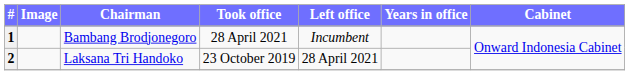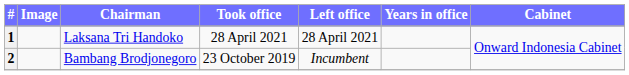(130, 37) Bambang Brodjonegoro -> (123, 37) Laksana Tri Handoko
(340, 37) Incumbent -> (340, 37) 28 April 2021
(123, 59) Laksana Tri Handoko -> (130, 59) Bambang Brodjonegoro
(340, 59) 28 April 2021 -> (340, 59) Incumbent
